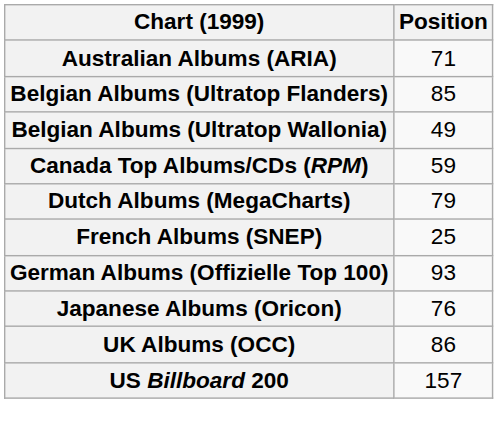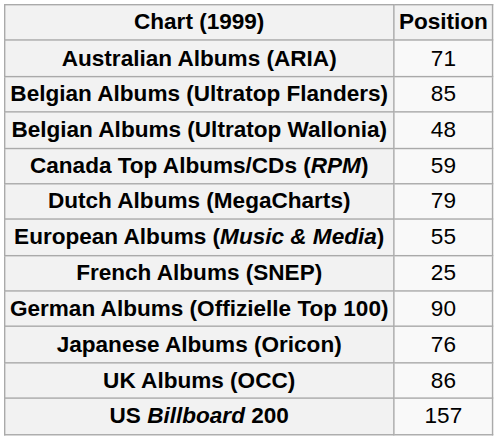(443, 129) 49 -> (443, 129) 48
+ row: (199, 237)
(443, 272) 93 -> (443, 308) 90
